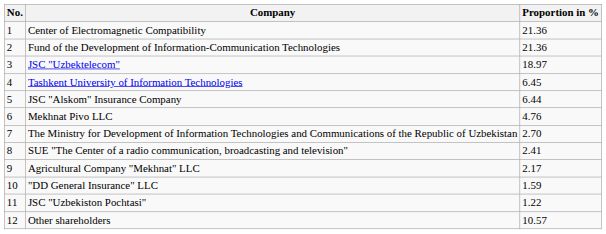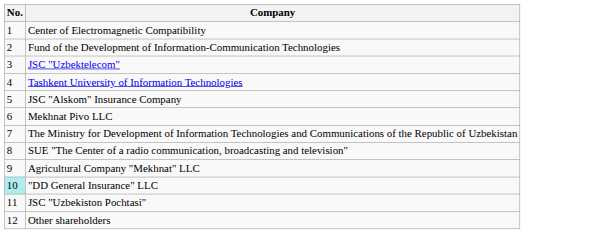- column: (561, 13)
(12, 185) no background -> (12, 185) paleturquoise background
